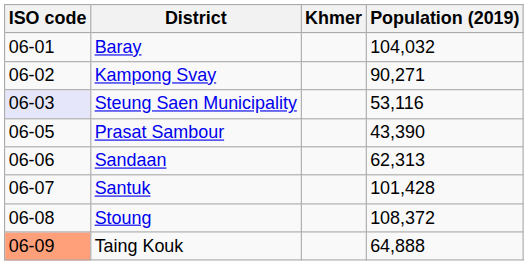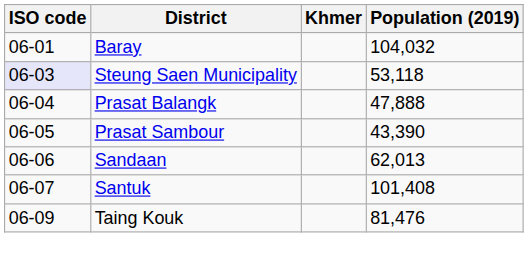- row: (155, 75)
(397, 103) 53,116 -> (397, 75) 53,118
+ row: (155, 103)
(398, 160) 62,313 -> (398, 160) 62,013
(403, 189) 101,428 -> (403, 189) 101,408
- row: (123, 217)
(32, 246) lightsalmon background -> (32, 217) no background
(398, 246) 64,888 -> (398, 217) 81,476
